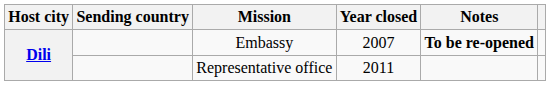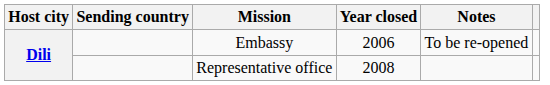(378, 42) 2007 -> (378, 42) 2006
(479, 42) bold -> (476, 42) normal
(378, 67) 2011 -> (378, 67) 2008
